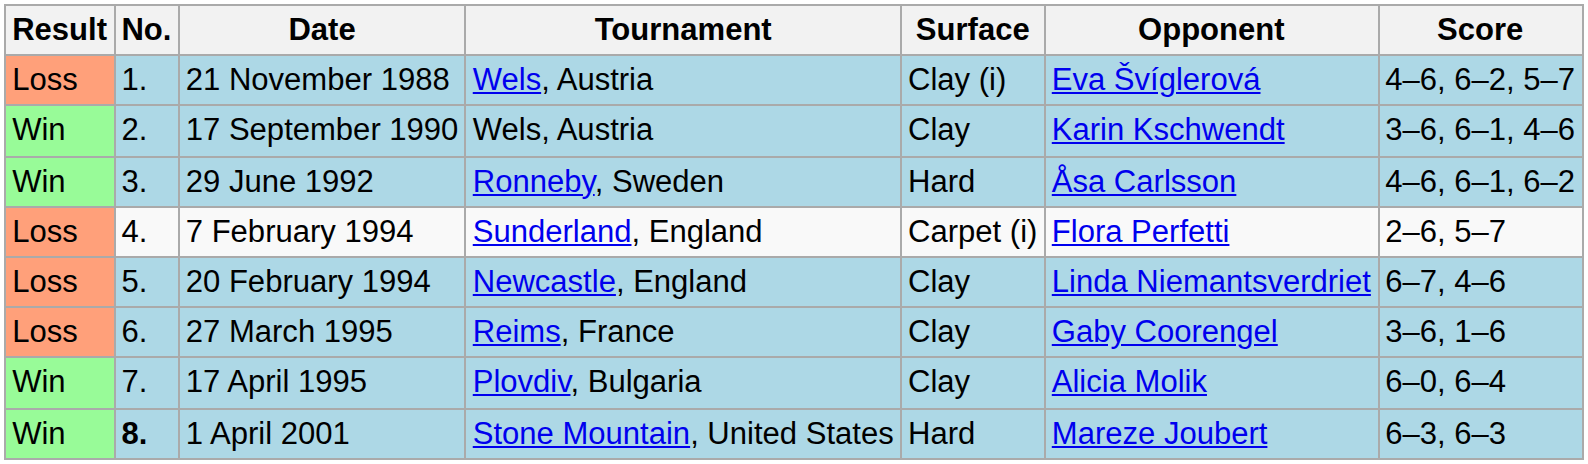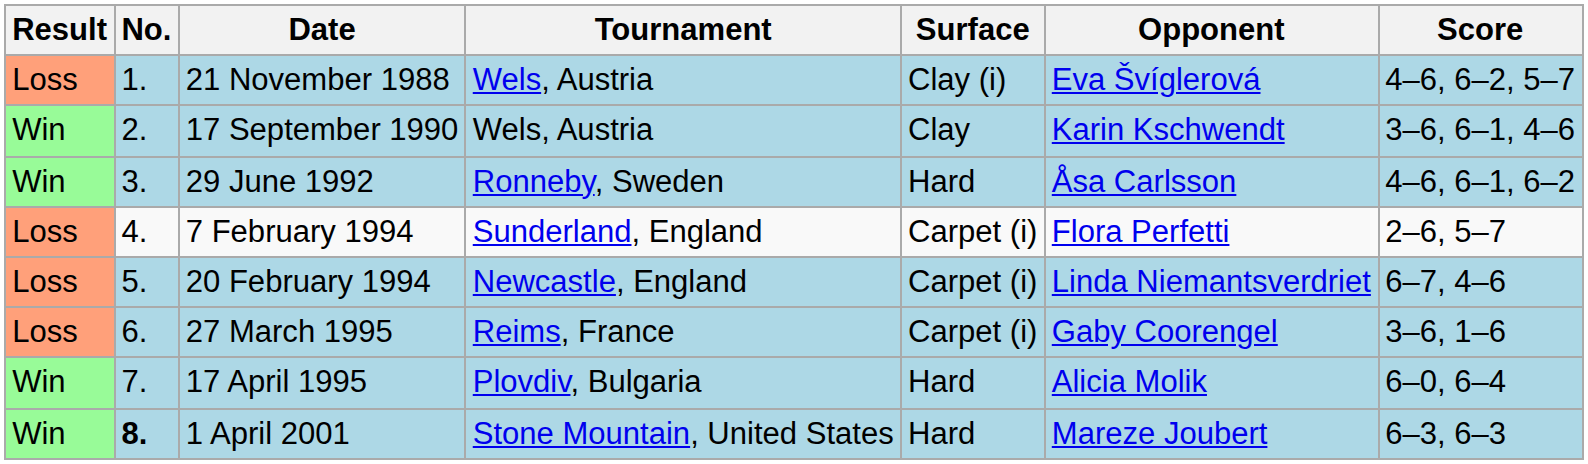(939, 281) Clay -> (973, 281) Carpet (i)
(939, 331) Clay -> (973, 331) Carpet (i)
(939, 381) Clay -> (942, 381) Hard
